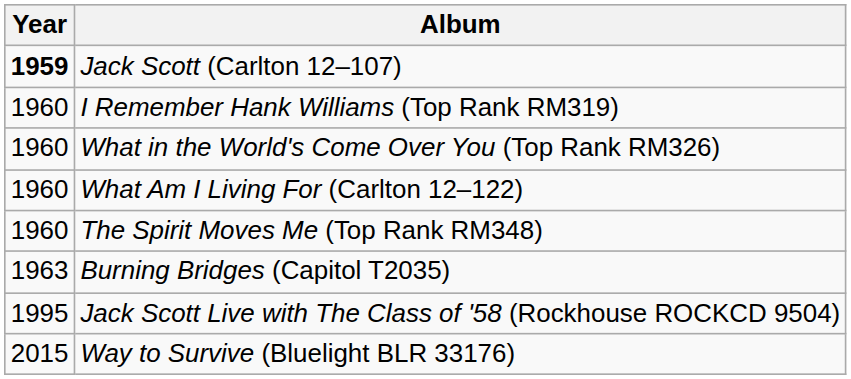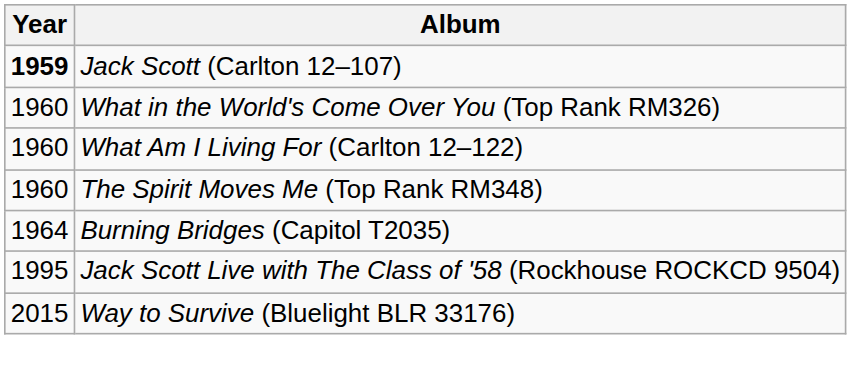- row: (350, 107)
(40, 271) 1963 -> (40, 230) 1964
